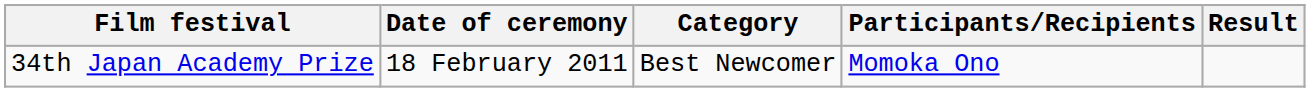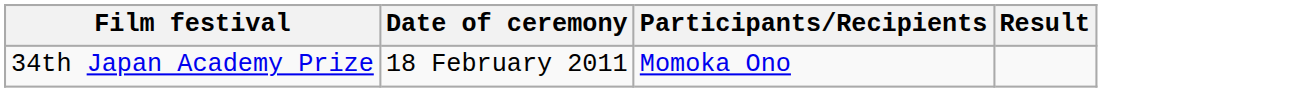- column: (738, 26)
